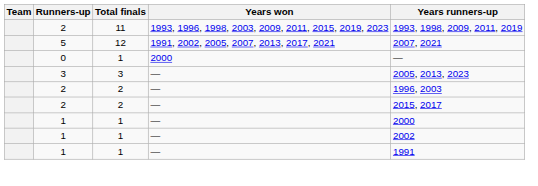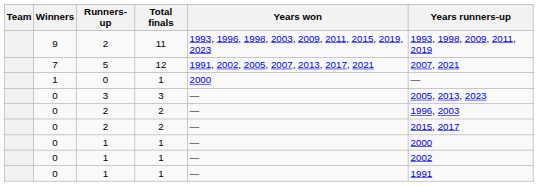+ column: (55, 17)
